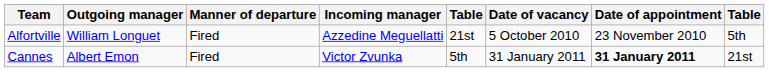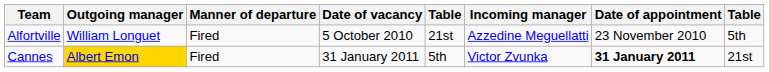columns swapped: (539, 14) <-> (383, 14)
(103, 56) no background -> (103, 56) gold background
